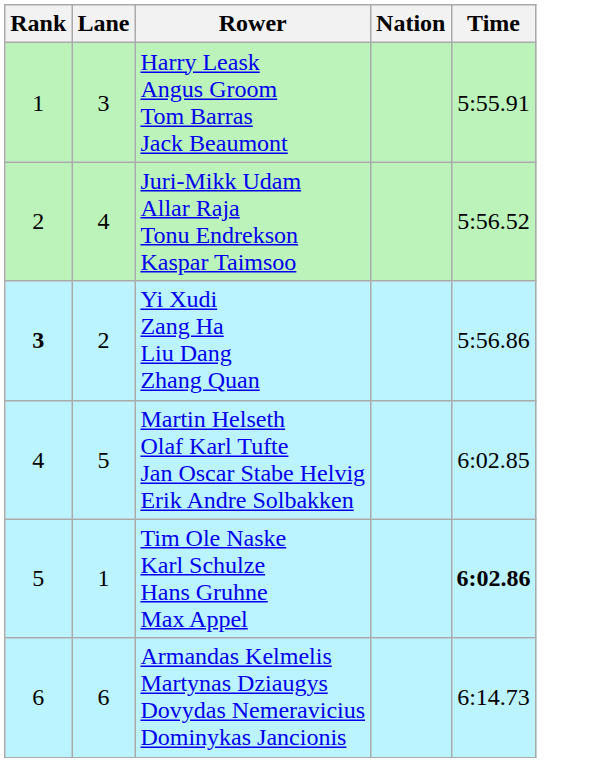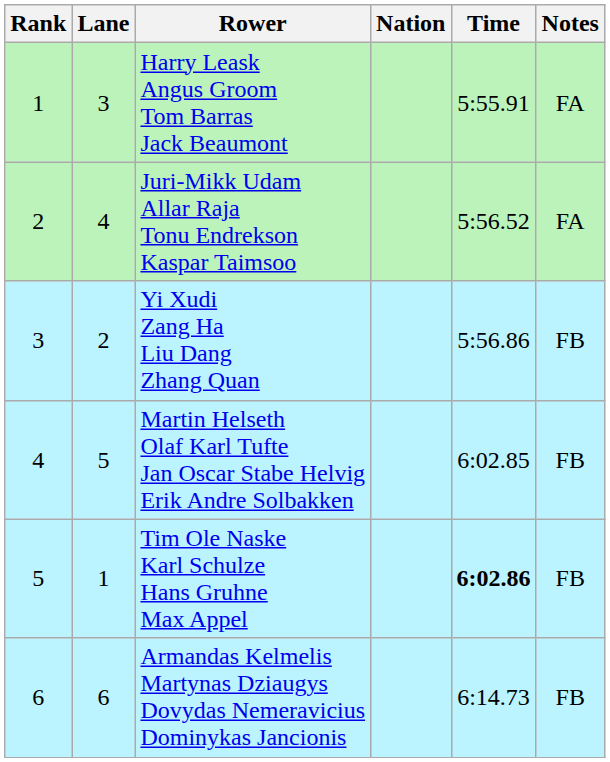+ column: (570, 23)
(38, 340) bold -> (38, 340) normal
